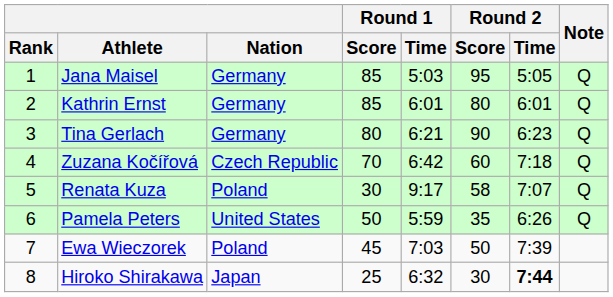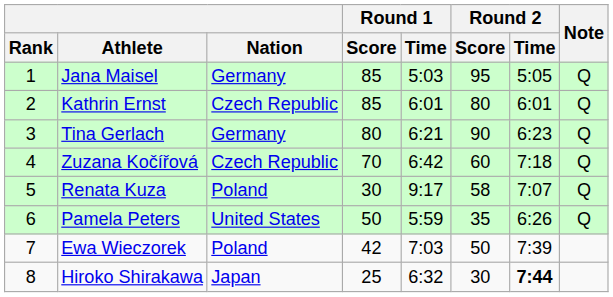(248, 104) Germany -> (275, 104) Czech Republic
(371, 248) 45 -> (371, 248) 42
